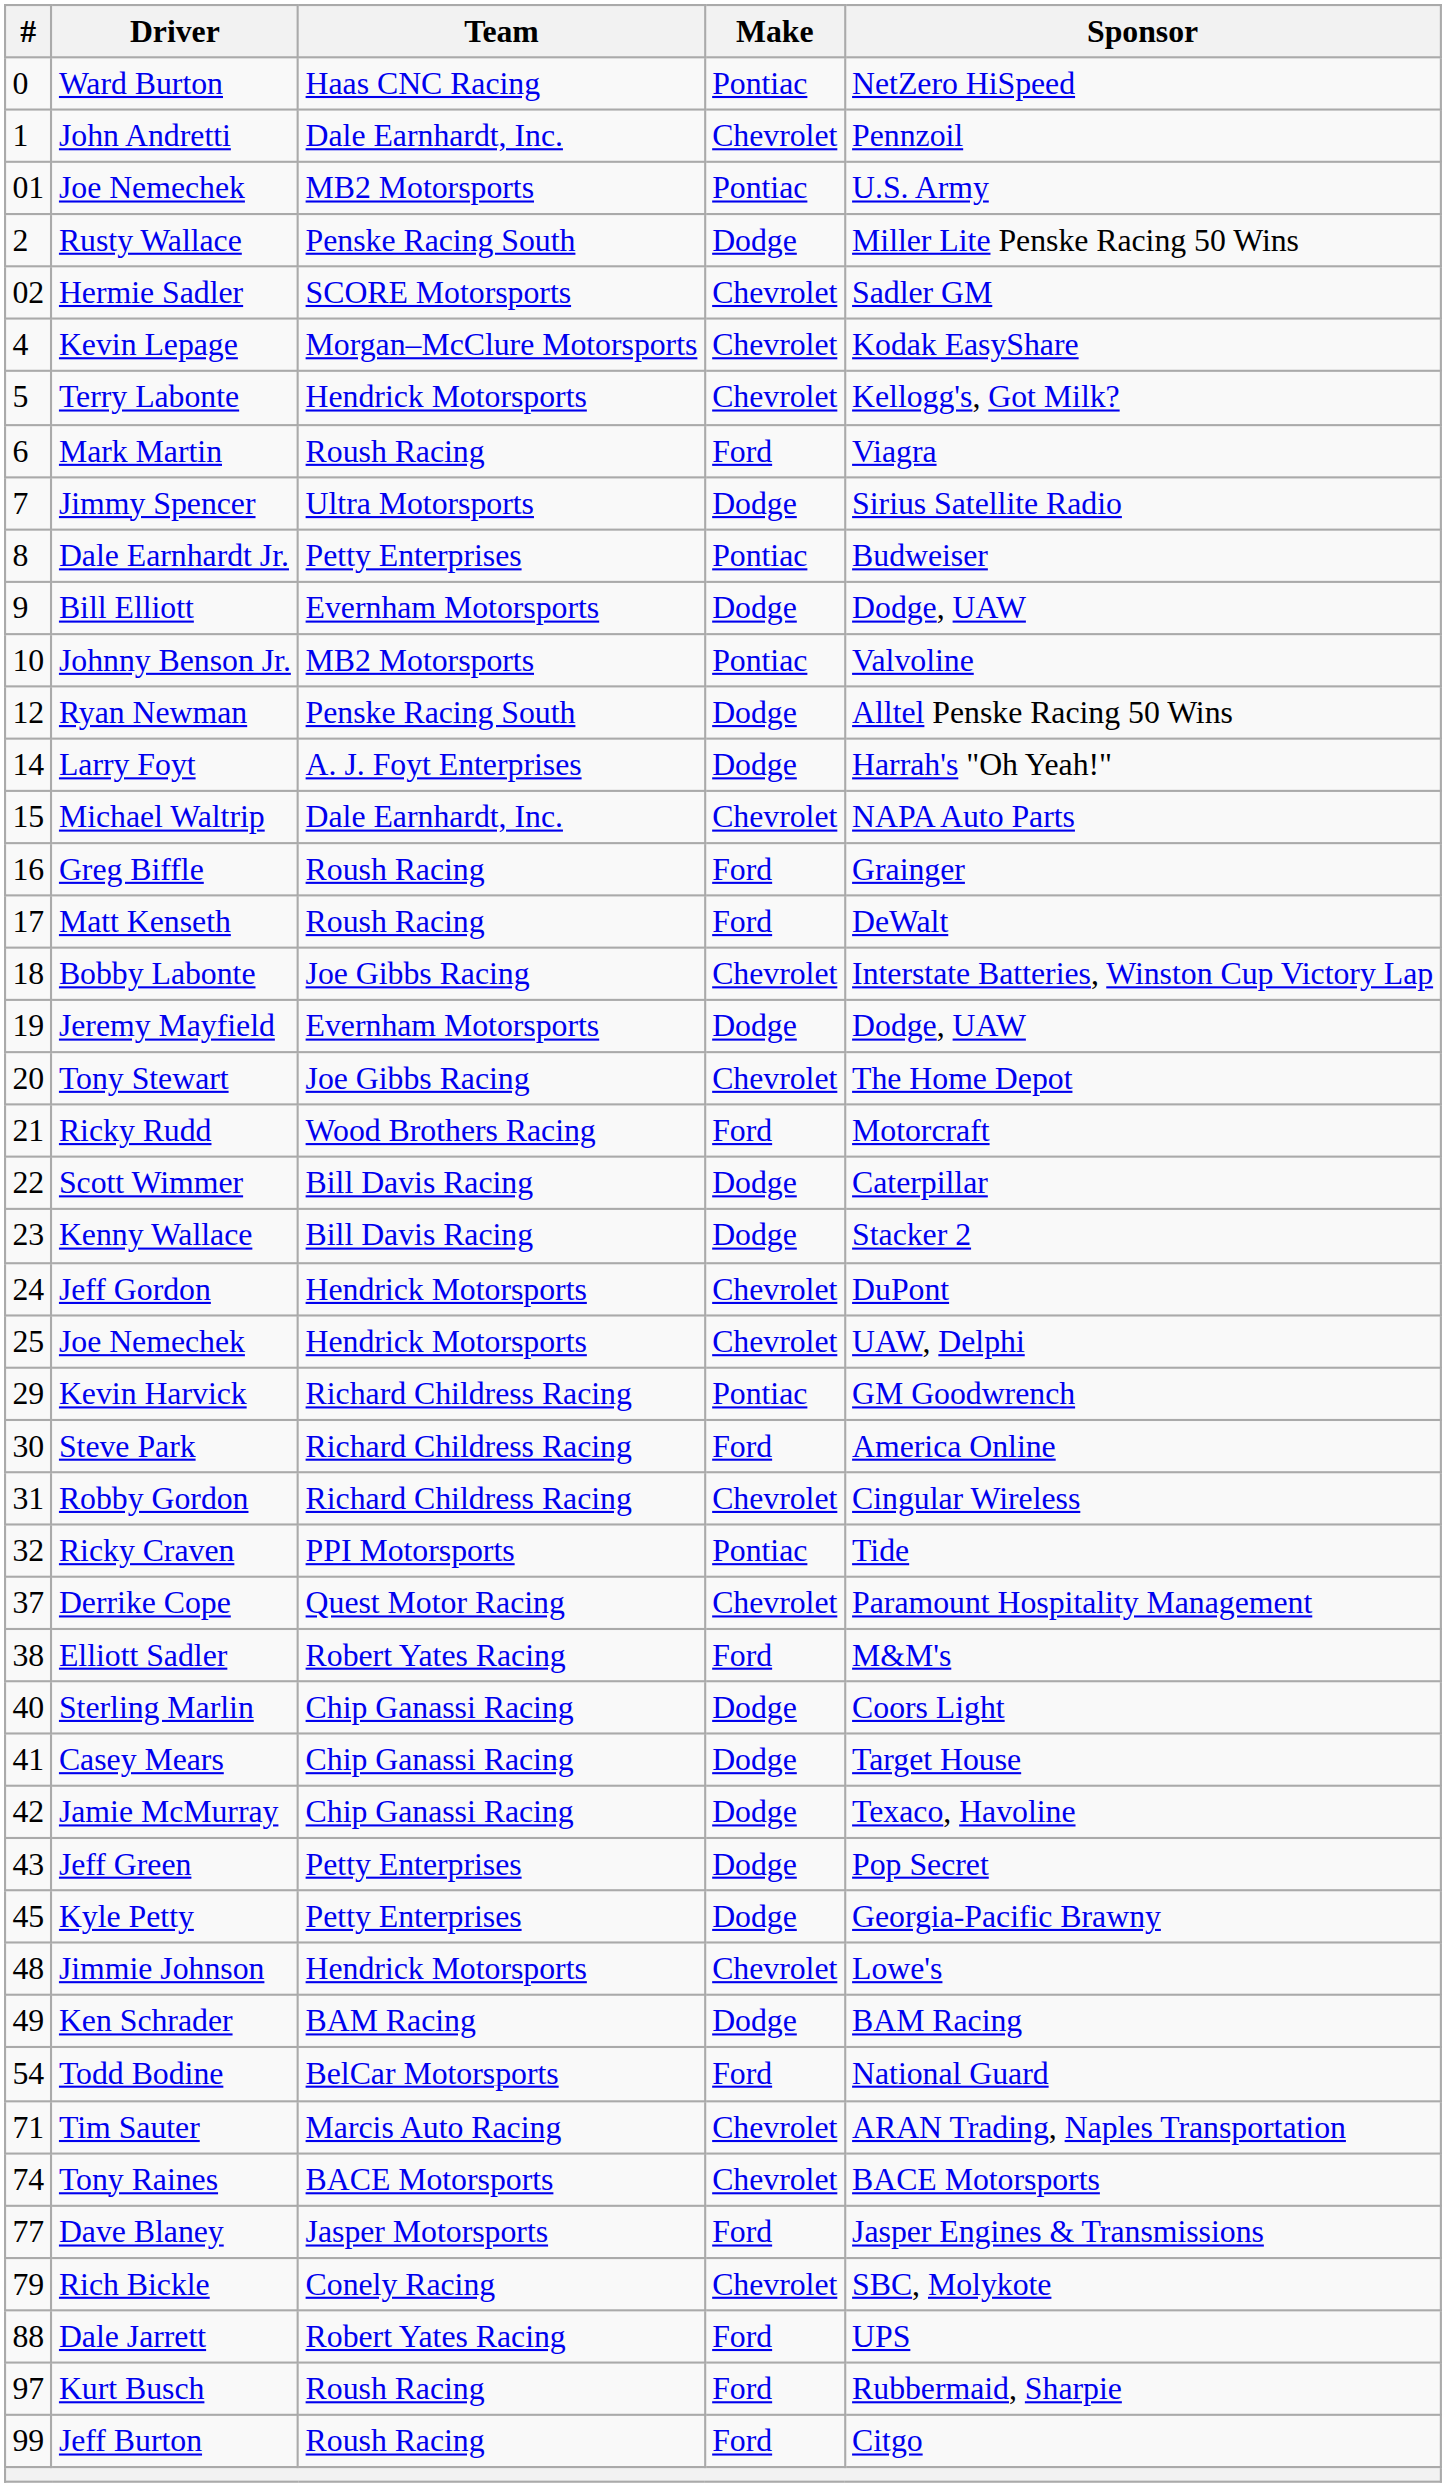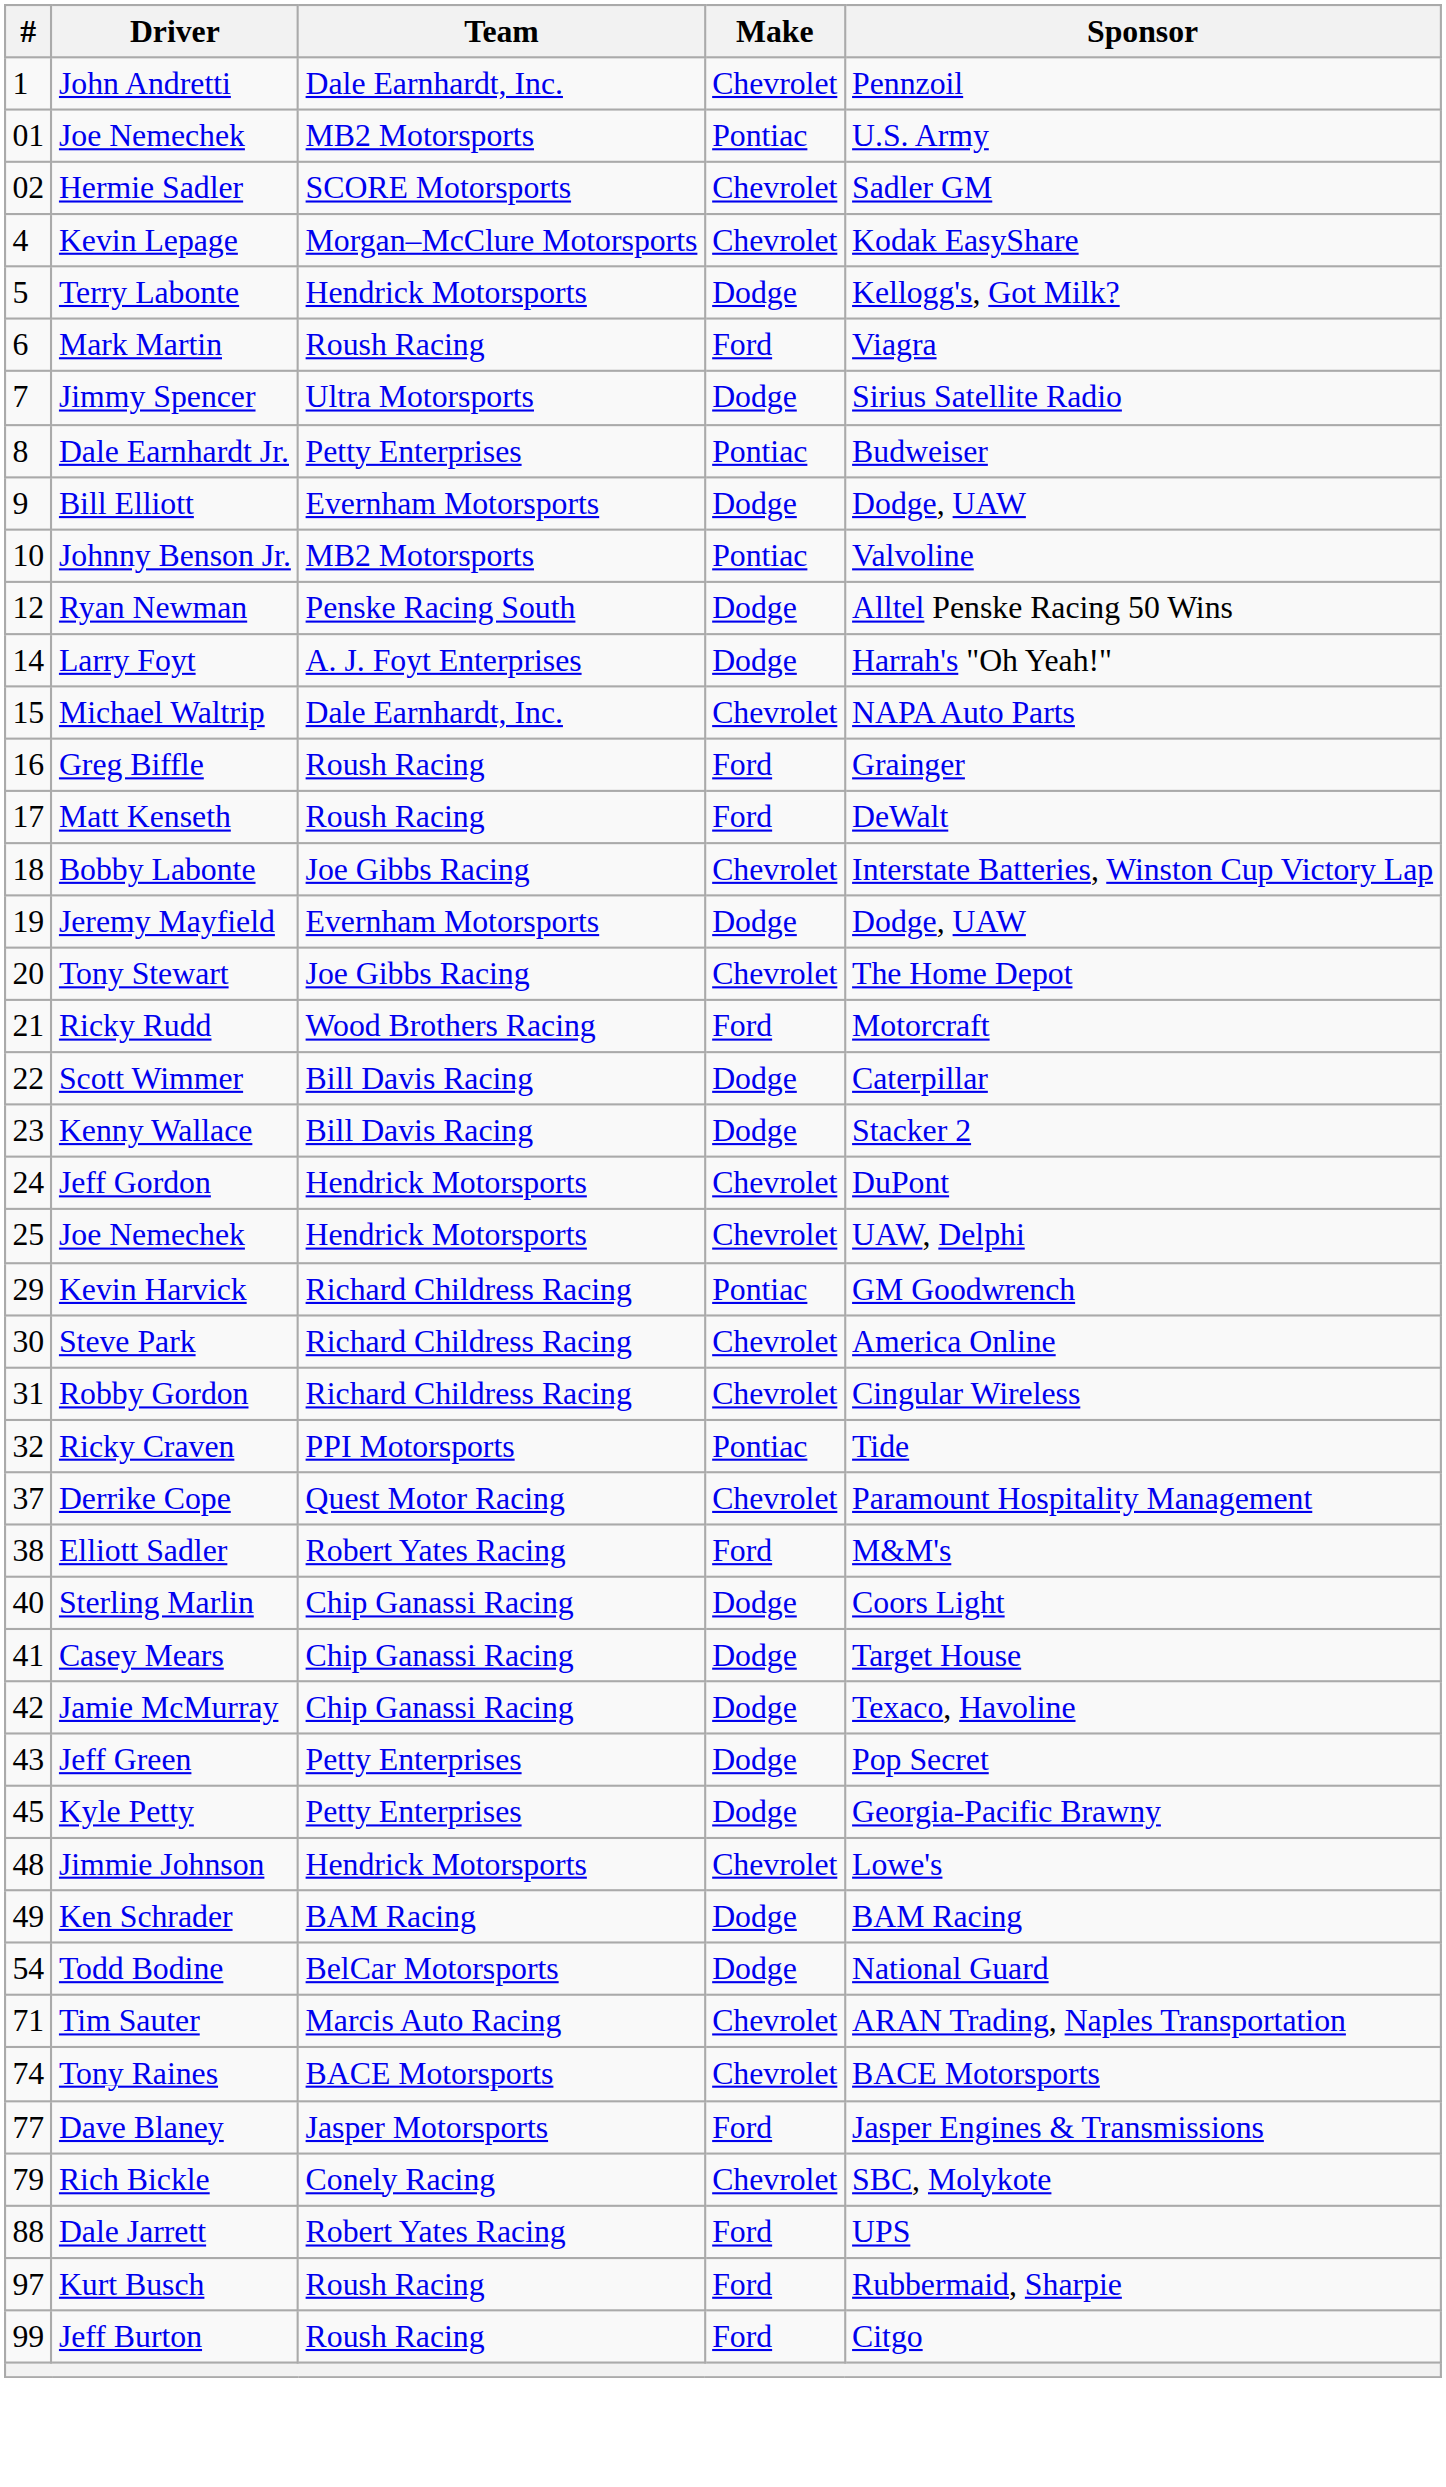- row: (20, 83)
- row: (20, 240)
(775, 397) Chevrolet -> (754, 292) Dodge
(742, 1445) Ford -> (775, 1340) Chevrolet
(742, 2073) Ford -> (754, 1968) Dodge
